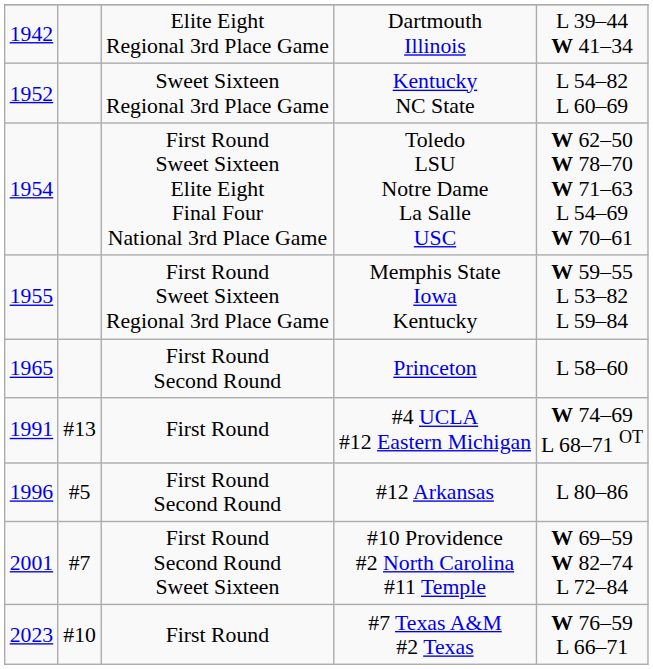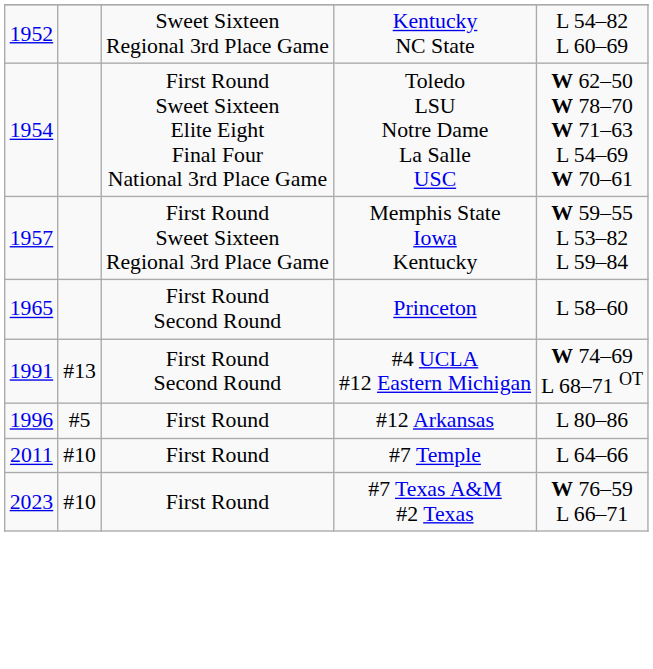- row: (435, 33)
(31, 296) 1955 -> (31, 237) 1957
(217, 429) First Round -> (217, 370) First Round Second Round
(217, 491) First Round Second Round -> (217, 420) First Round
- row: (435, 562)
+ row: (435, 455)
